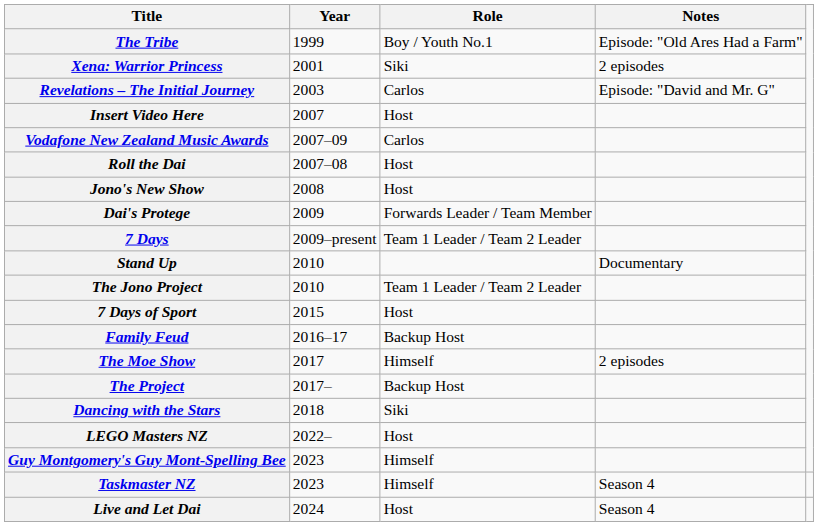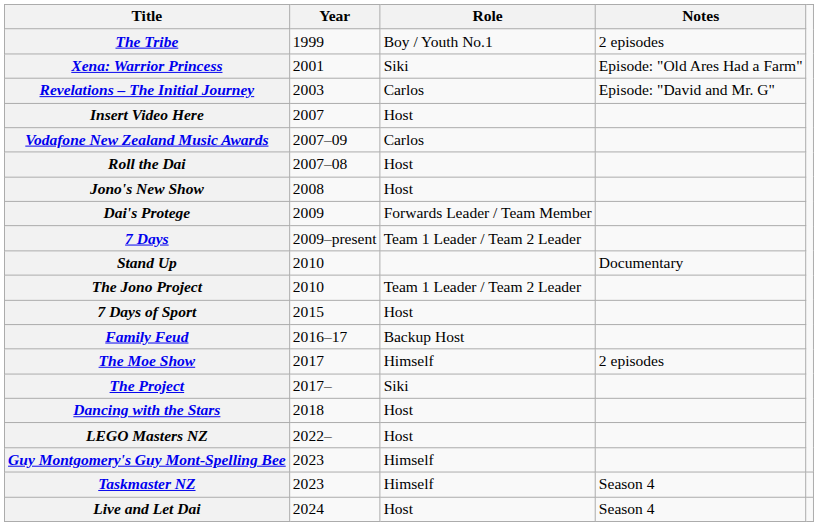(701, 41) Episode: "Old Ares Had a Farm" -> (631, 41) 2 episodes
(631, 66) 2 episodes -> (701, 66) Episode: "Old Ares Had a Farm"
(424, 386) Backup Host -> (396, 386) Siki
(396, 410) Siki -> (398, 410) Host
